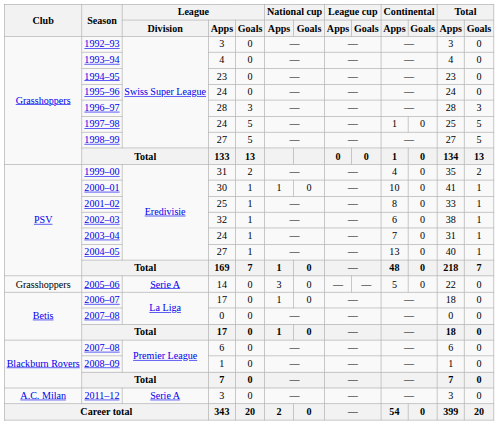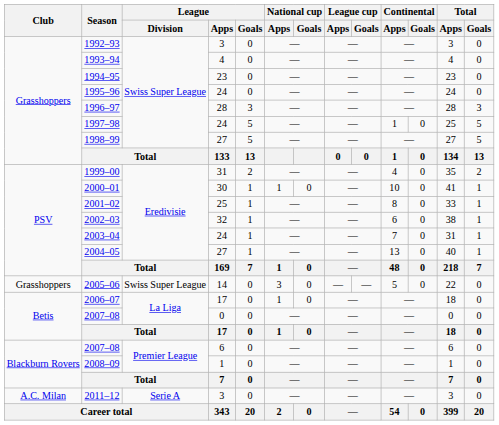(165, 284) Serie A -> (165, 284) Swiss Super League
